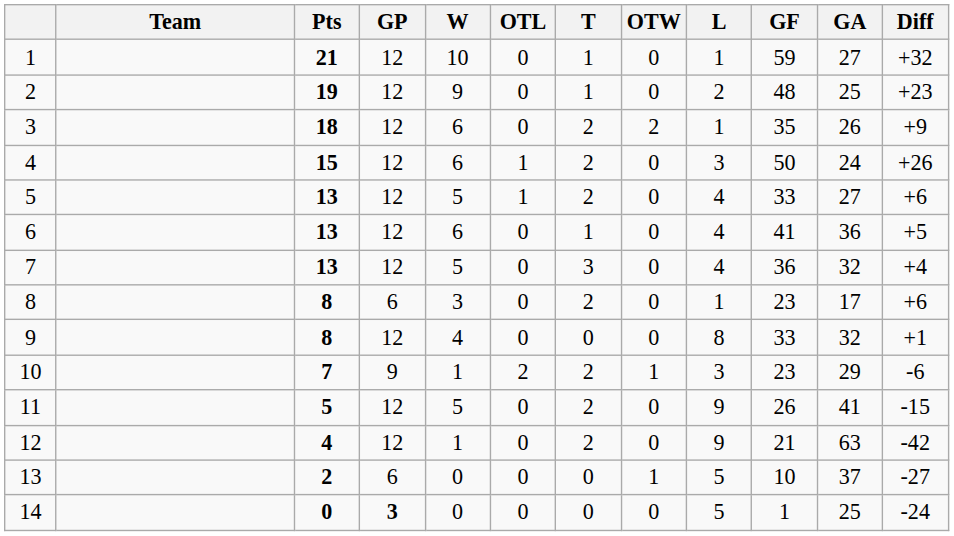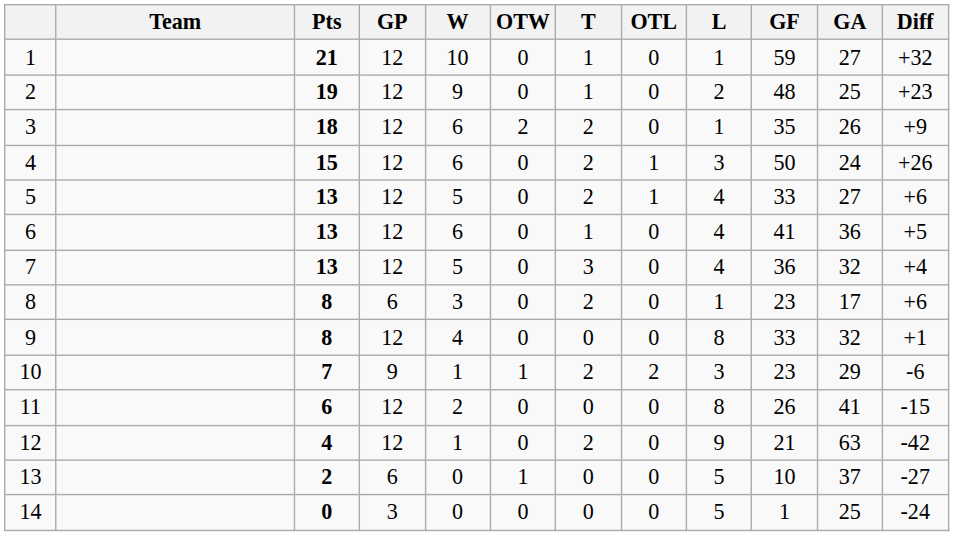columns swapped: (654, 22) <-> (523, 22)
(327, 407) 5 -> (327, 407) 6
(458, 407) 5 -> (458, 407) 2
(588, 407) 2 -> (588, 407) 0
(719, 407) 9 -> (719, 407) 8
(392, 512) bold -> (392, 512) normal
